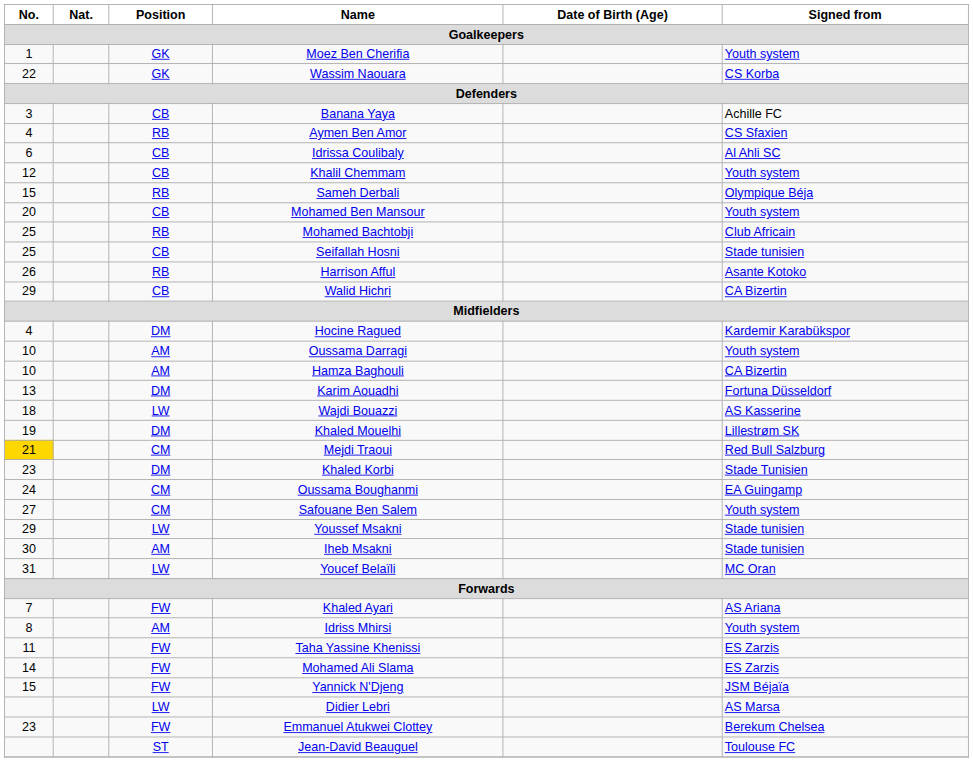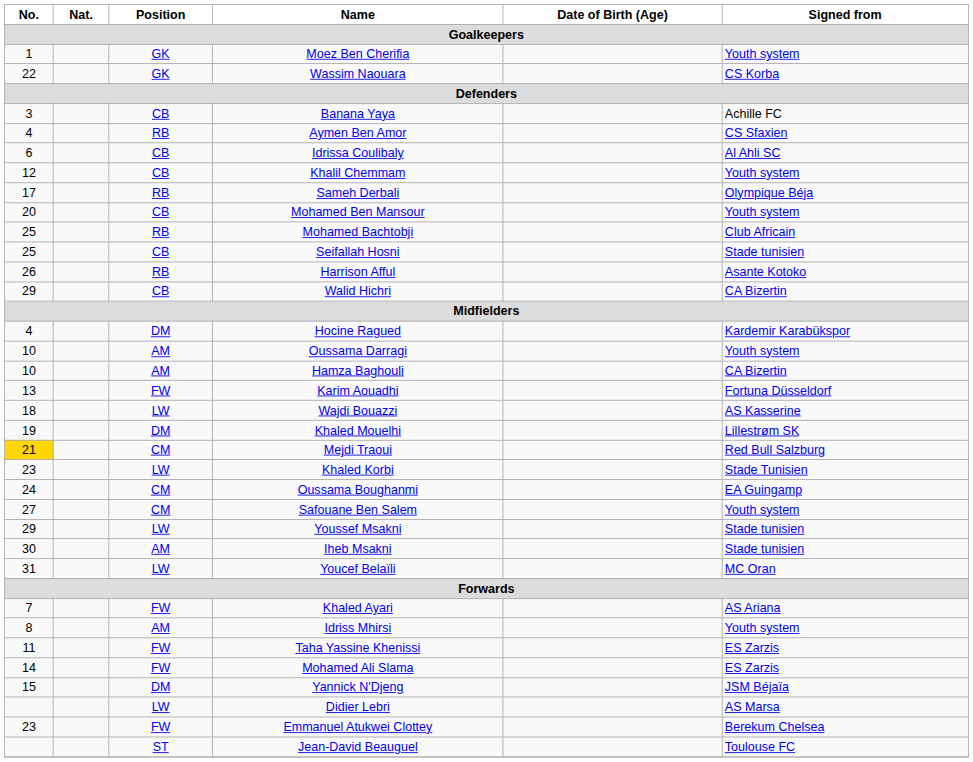(29, 193) 15 -> (29, 193) 17
(161, 391) DM -> (161, 391) FW
(161, 470) DM -> (161, 470) LW
(161, 688) FW -> (161, 688) DM
